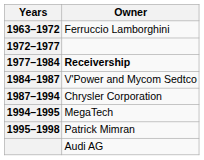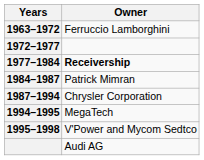(131, 79) V'Power and Mycom Sedtco -> (100, 79) Patrick Mimran
(100, 130) Patrick Mimran -> (131, 130) V'Power and Mycom Sedtco
